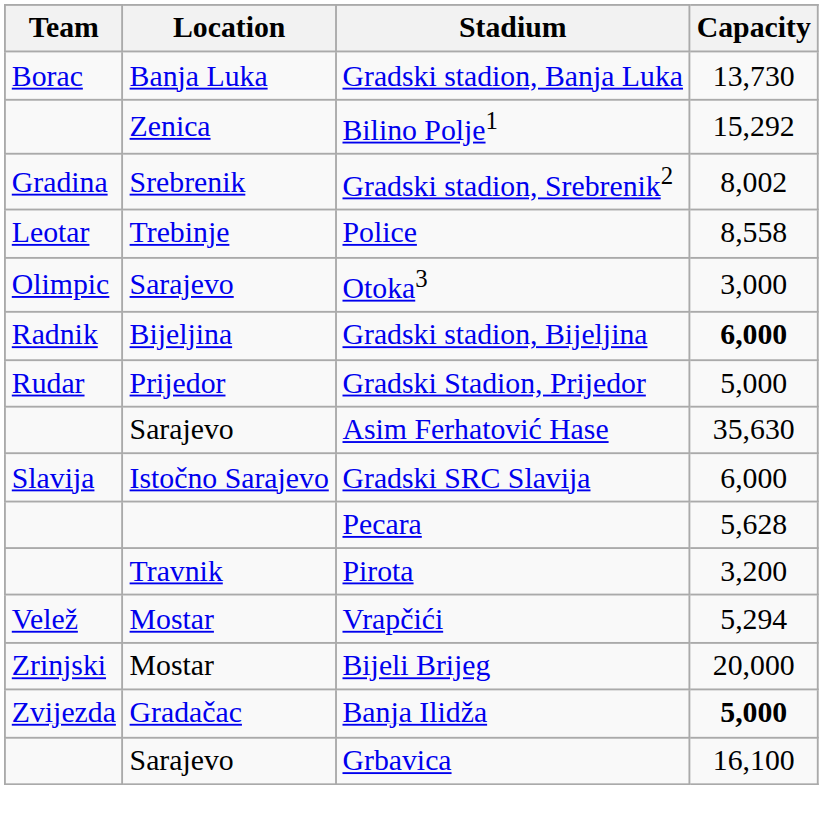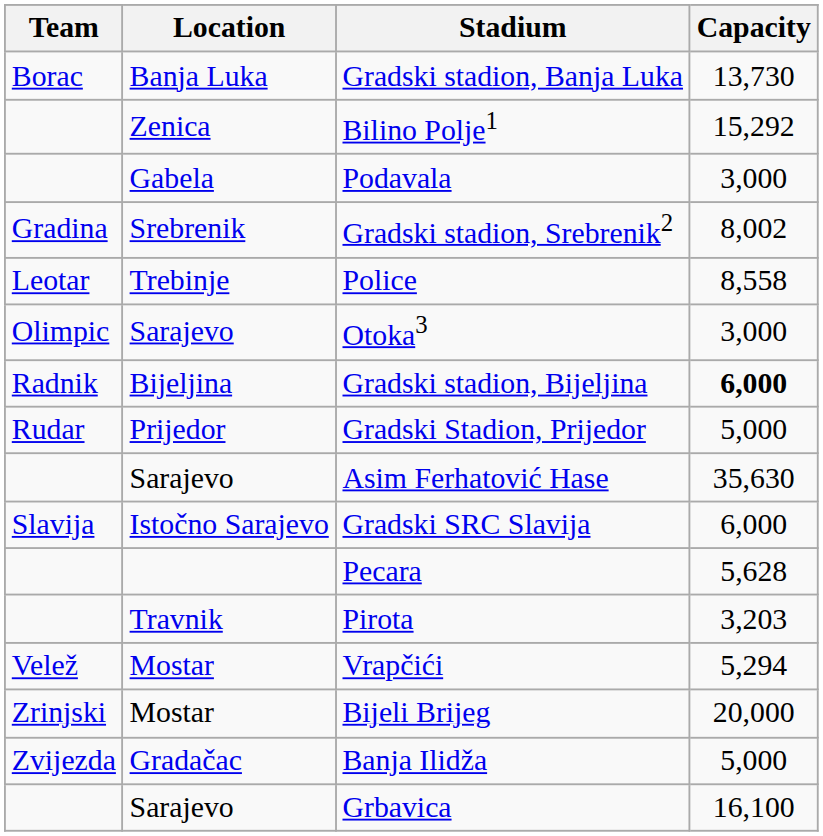+ row: (397, 177)
(754, 571) 3,200 -> (754, 618) 3,203
(754, 713) bold -> (754, 760) normal
